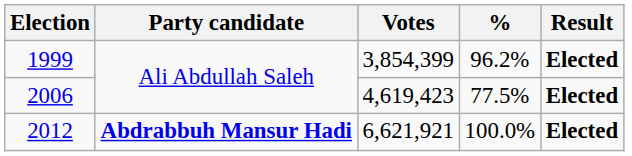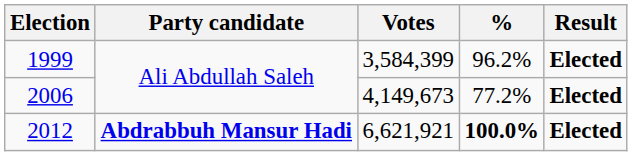(408, 58) 3,854,399 -> (408, 58) 3,584,399
(408, 95) 4,619,423 -> (408, 95) 4,149,673
(500, 95) 77.5% -> (502, 95) 77.2%
(500, 131) normal -> (502, 131) bold
